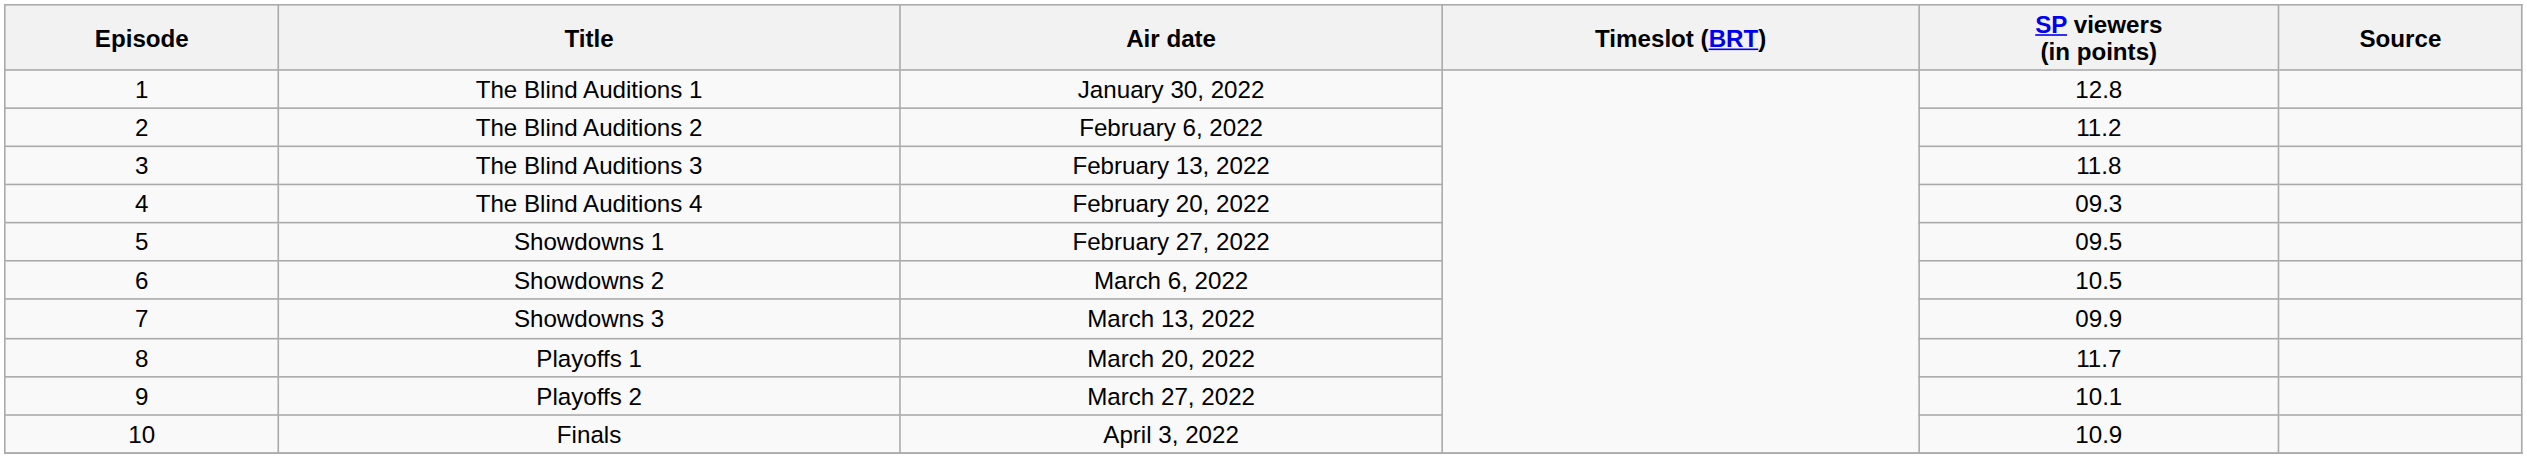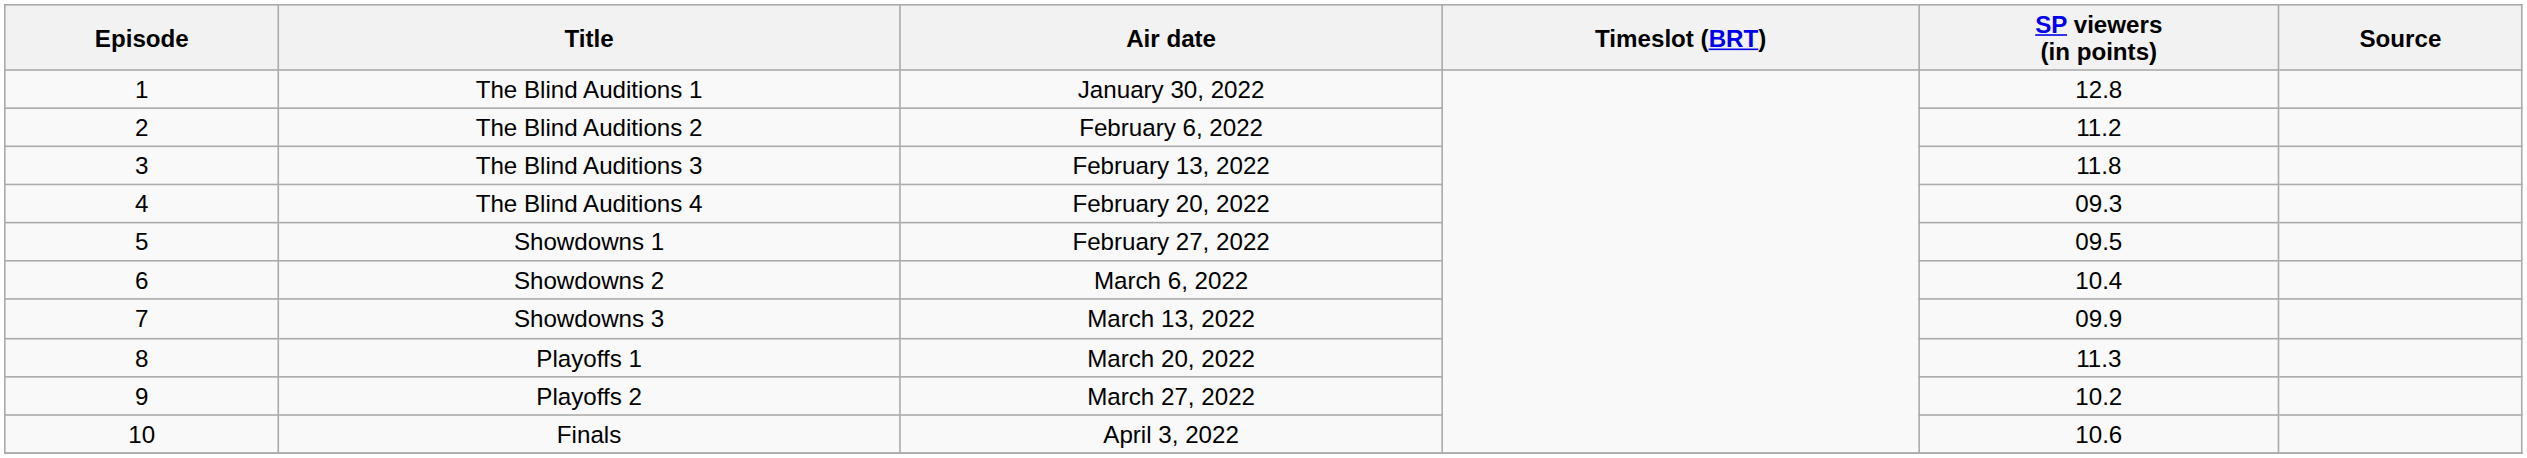(2099, 281) 10.5 -> (2099, 281) 10.4
(2099, 357) 11.7 -> (2099, 357) 11.3
(2099, 395) 10.1 -> (2099, 395) 10.2
(2099, 434) 10.9 -> (2099, 434) 10.6
